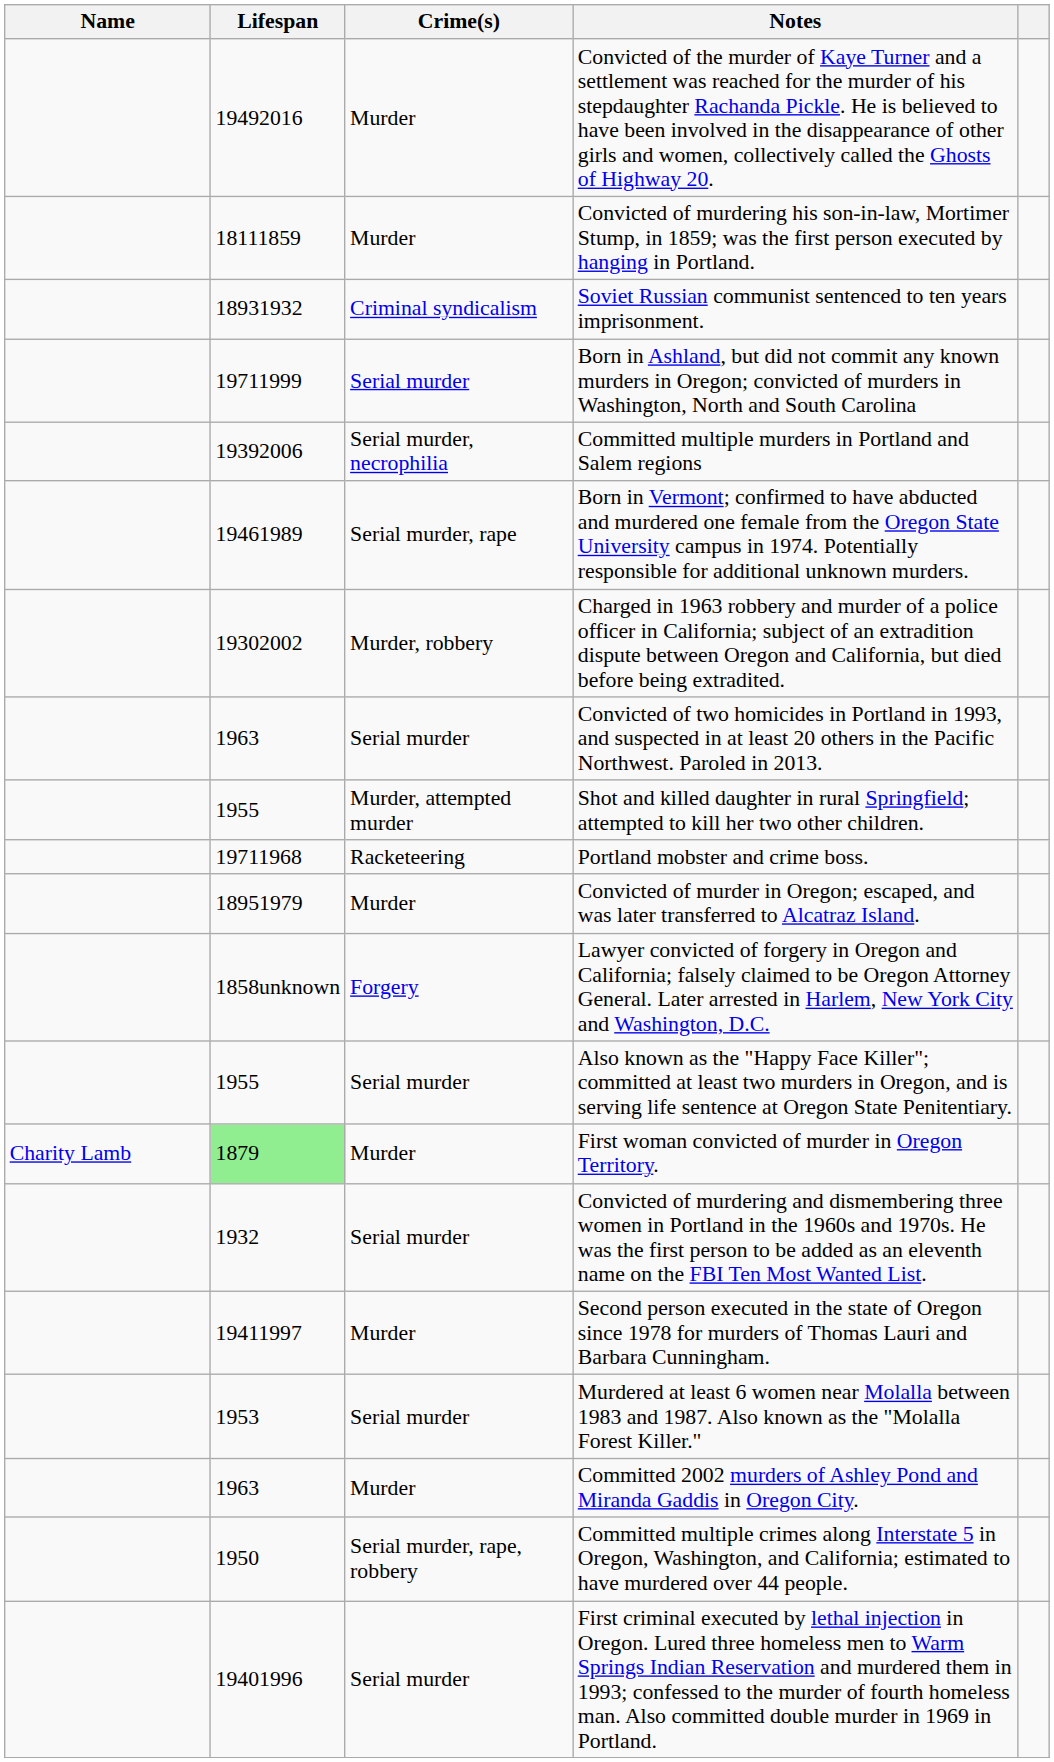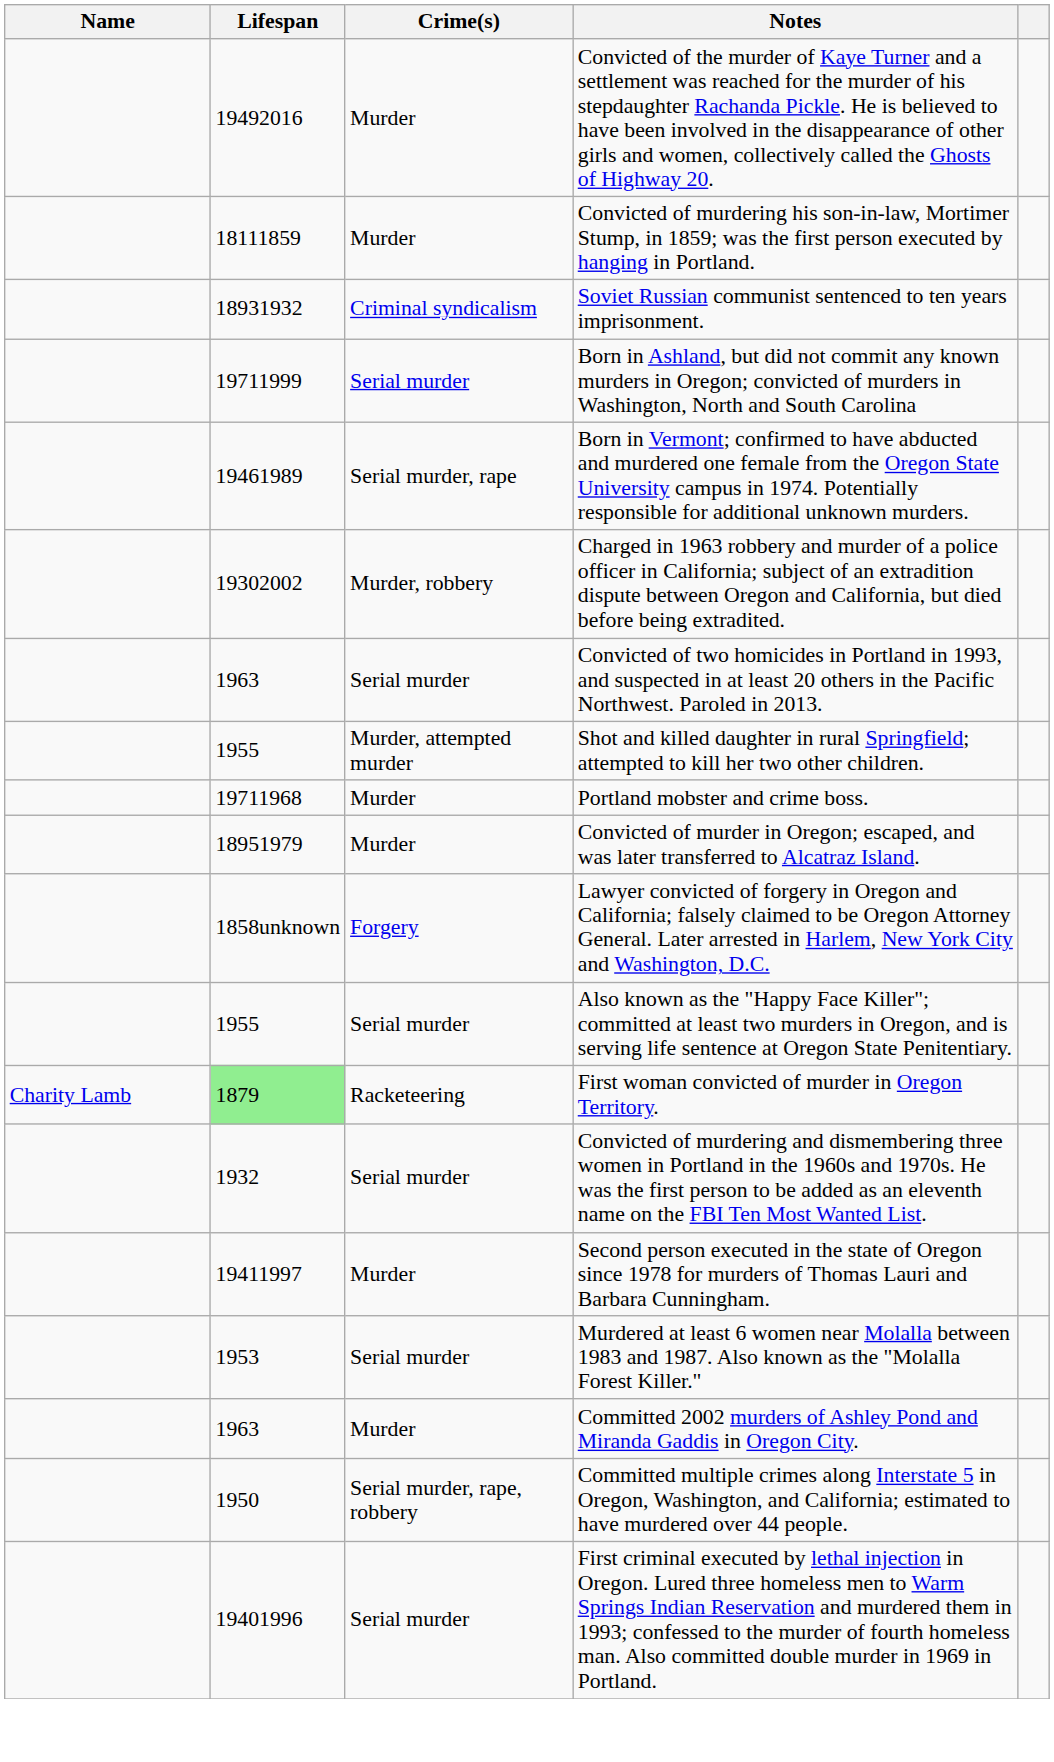- row: (773, 451)
(408, 856) Racketeering -> (383, 797) Murder
(383, 1153) Murder -> (408, 1094) Racketeering
